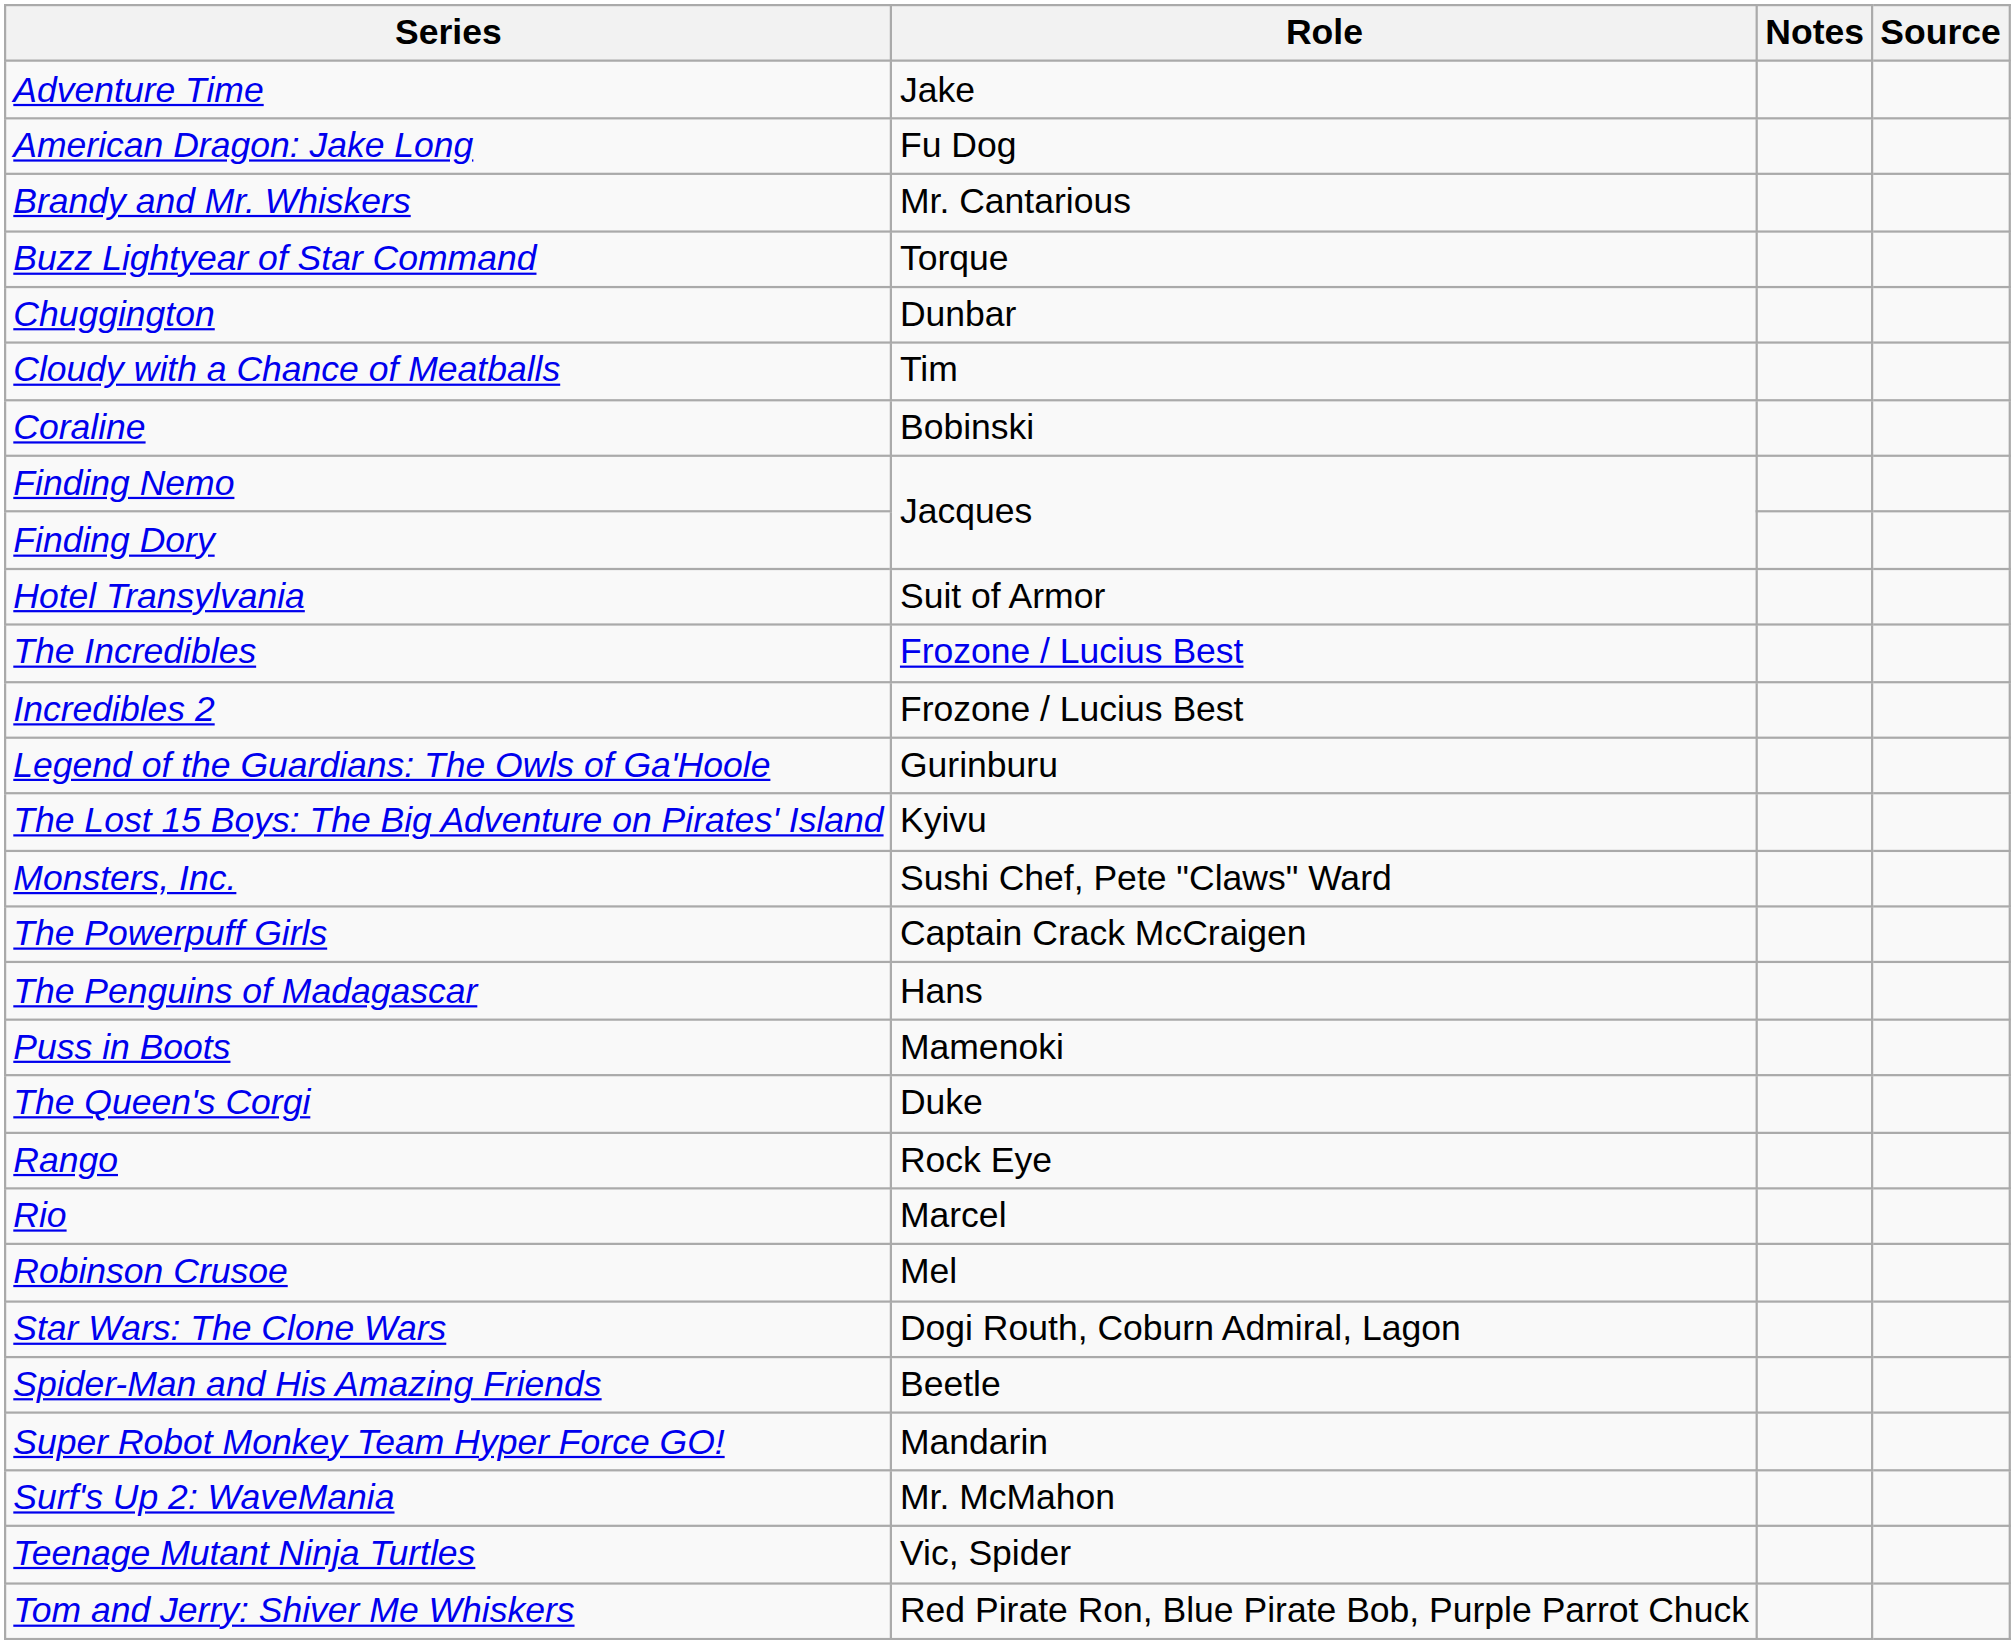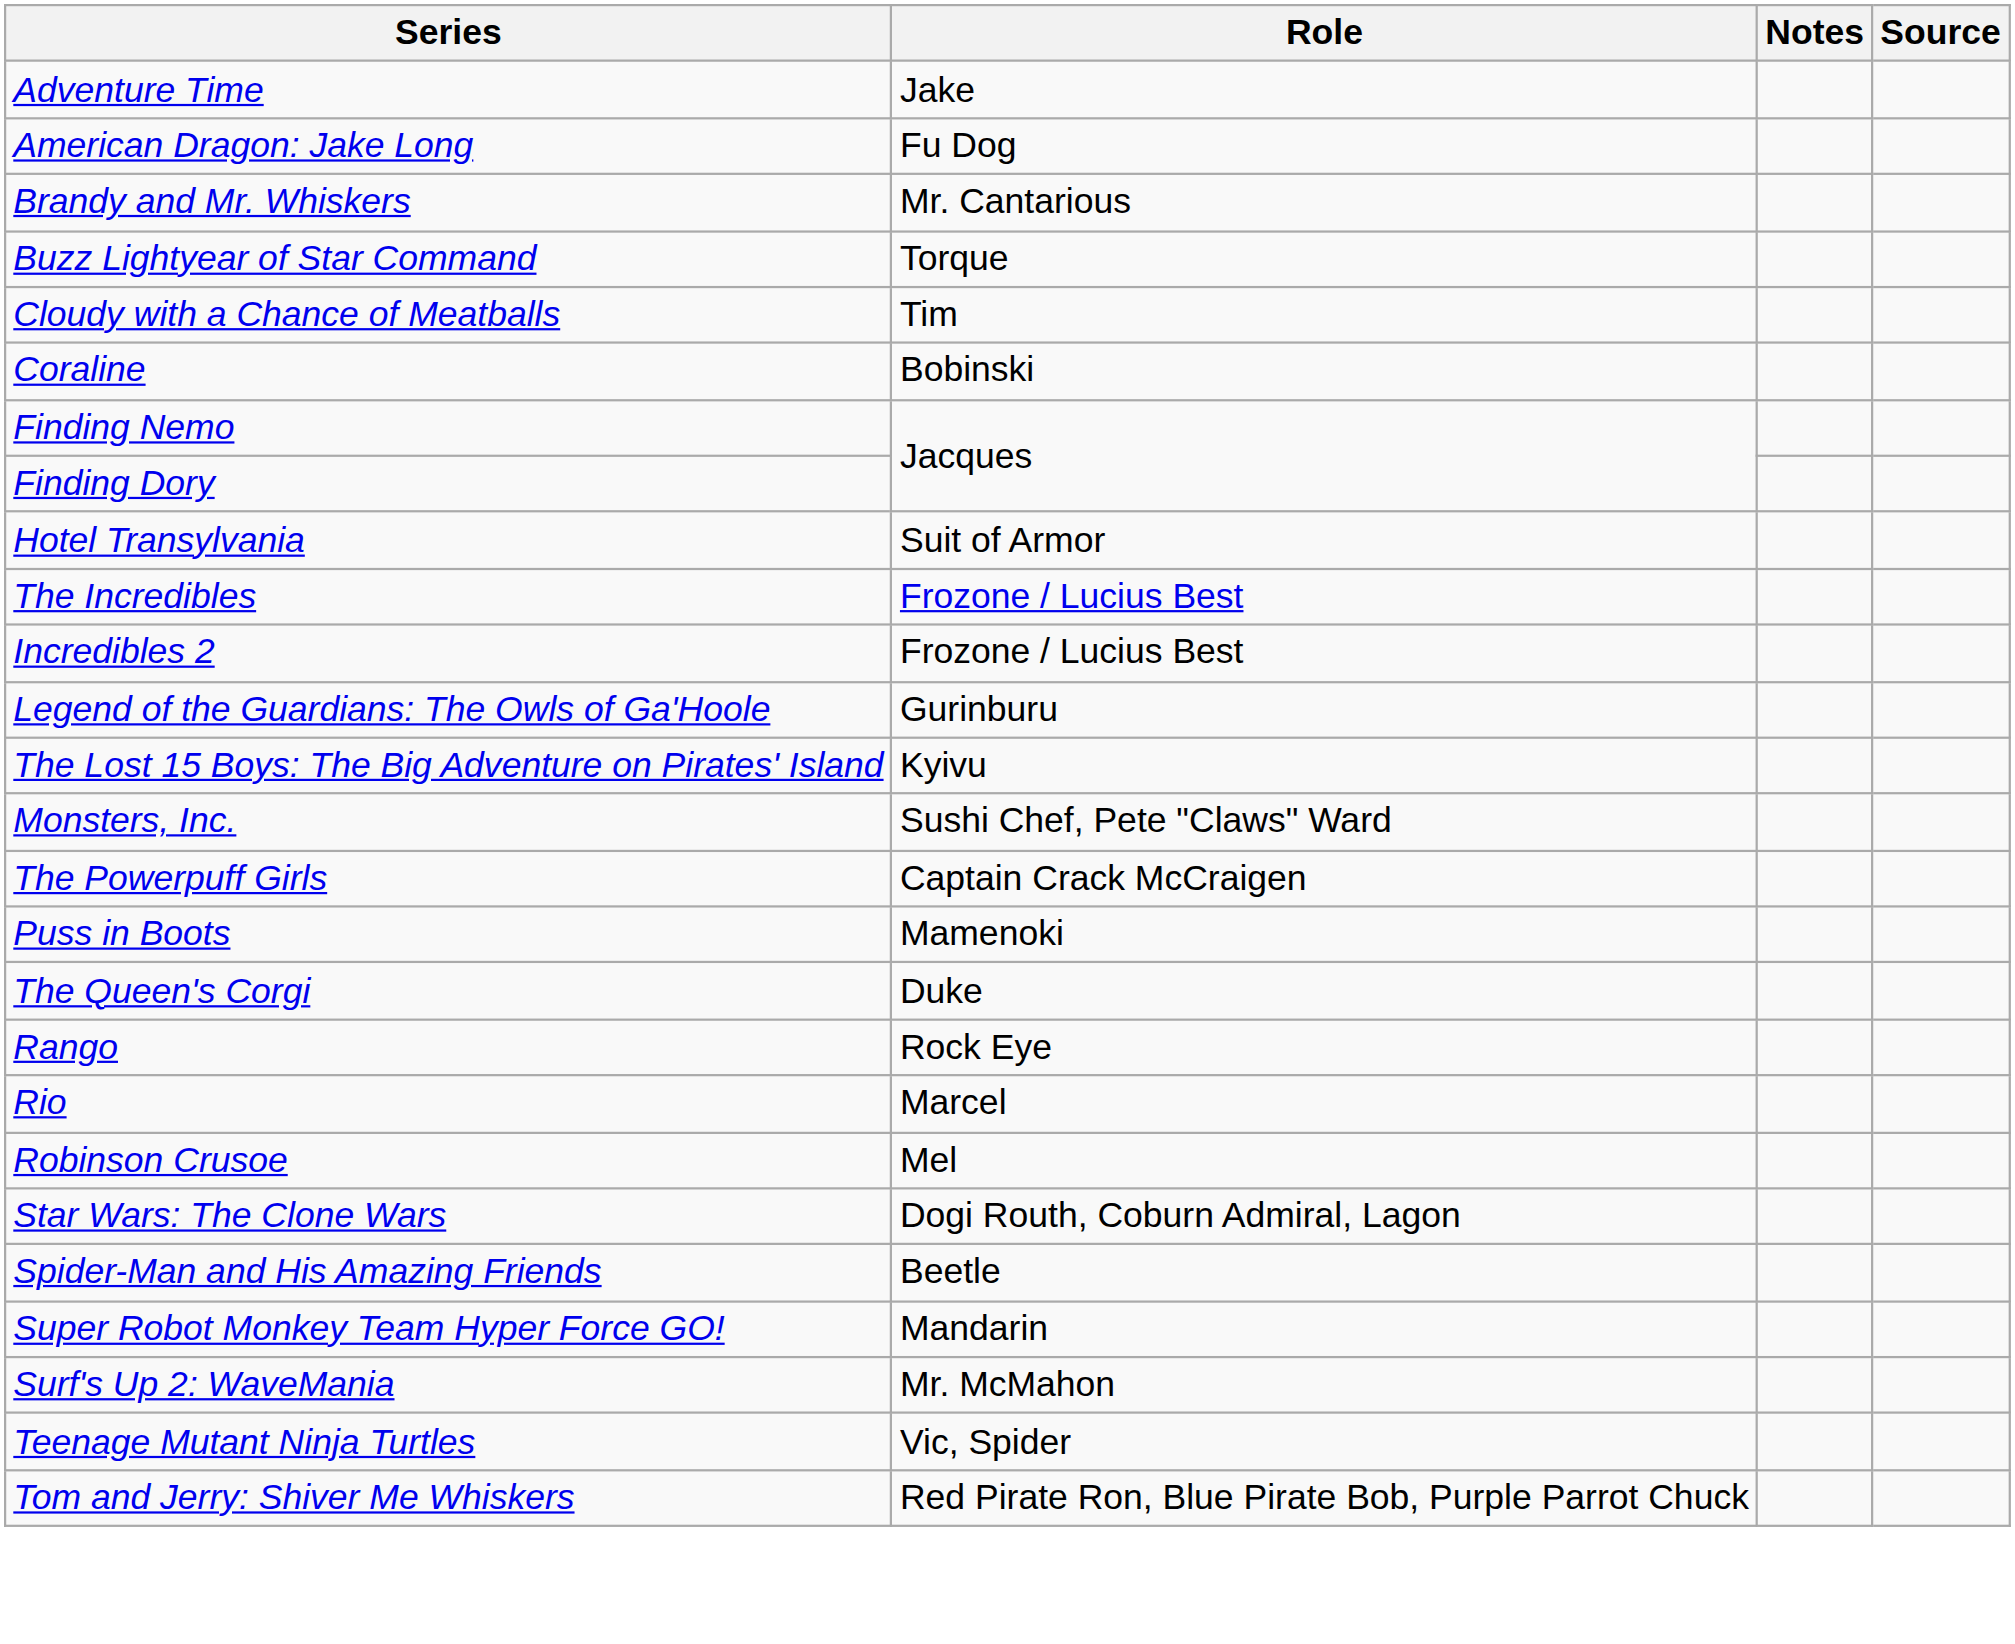- row: (114, 314)
- row: (245, 990)
